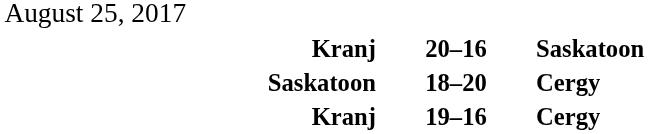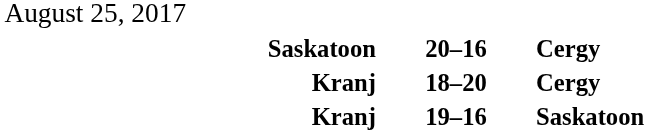(344, 48) Kranj -> (322, 48) Saskatoon
(590, 48) Saskatoon -> (568, 48) Cergy
(322, 82) Saskatoon -> (344, 82) Kranj
(568, 117) Cergy -> (590, 117) Saskatoon
